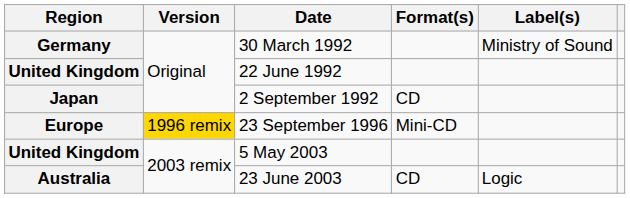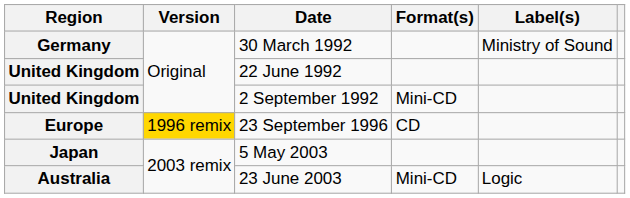(74, 98) Japan -> (74, 98) United Kingdom
(408, 98) CD -> (426, 98) Mini-CD
(426, 125) Mini-CD -> (408, 125) CD
(74, 152) United Kingdom -> (74, 152) Japan
(408, 179) CD -> (426, 179) Mini-CD
